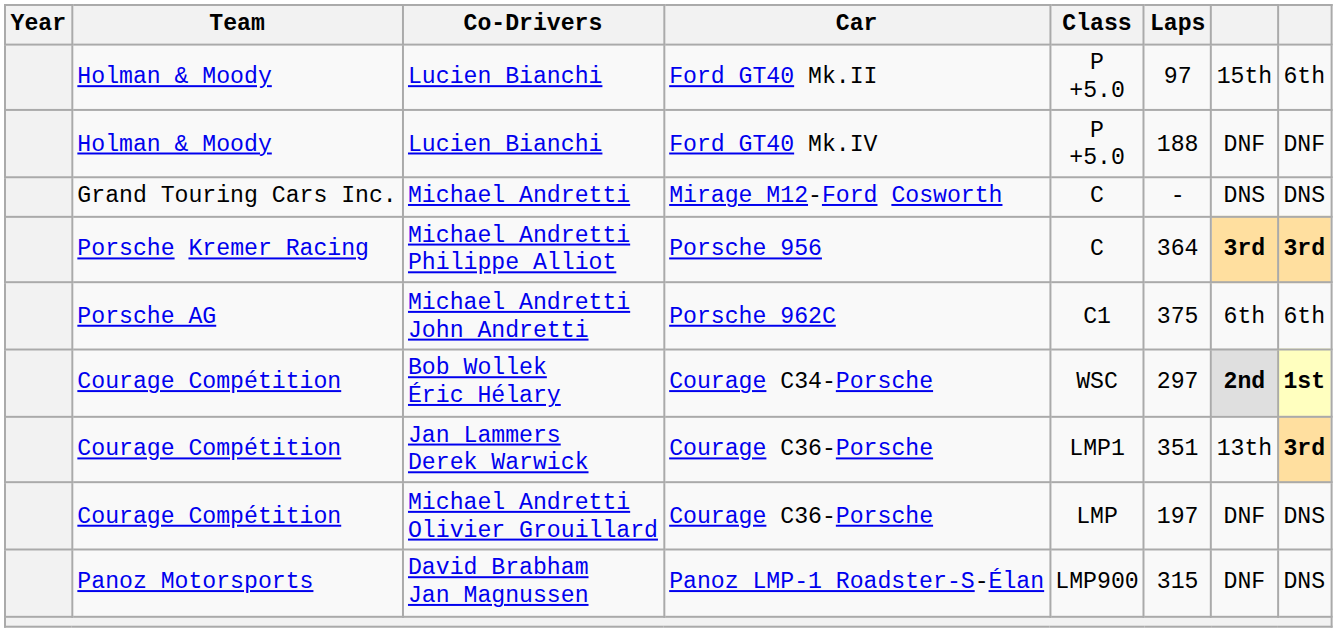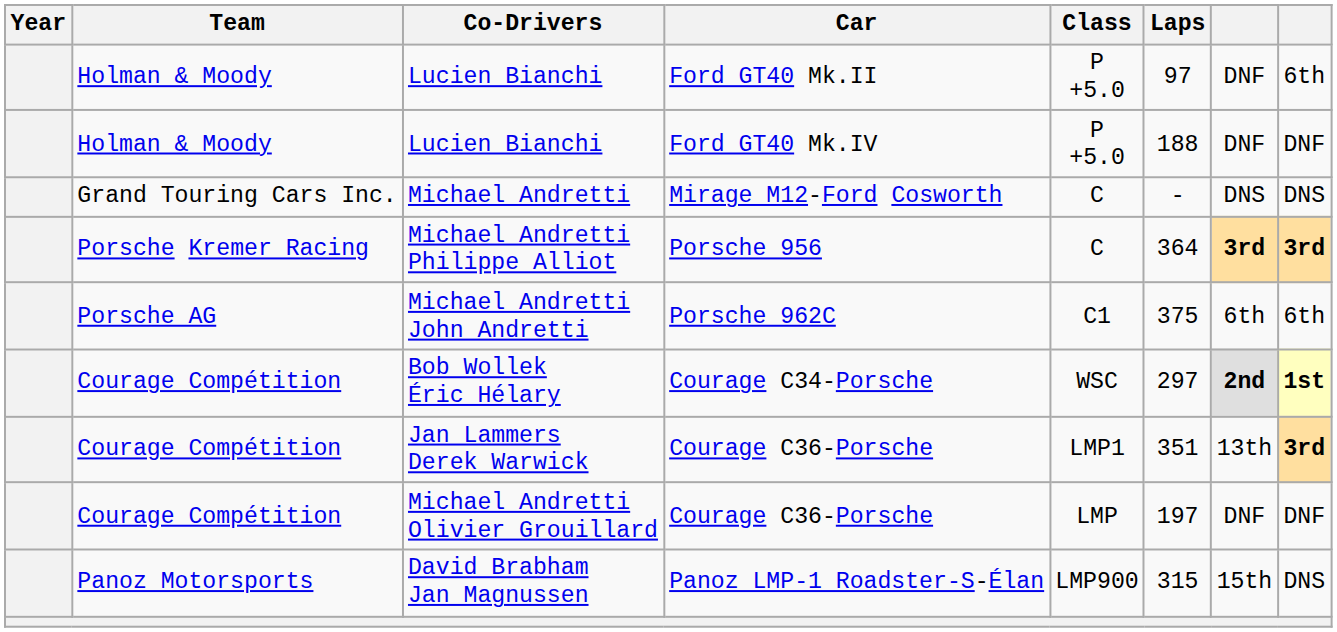(1244, 77) 15th -> (1244, 77) DNF
(1304, 516) DNS -> (1304, 516) DNF
(1244, 582) DNF -> (1244, 582) 15th
